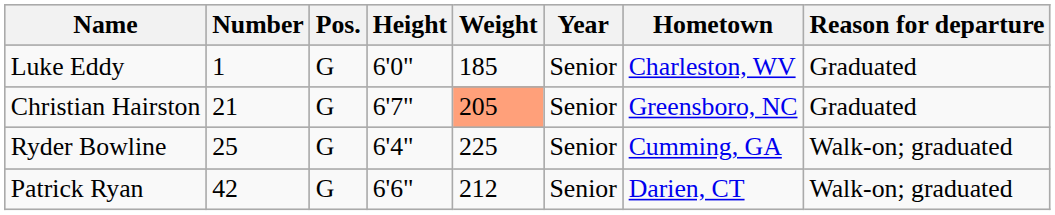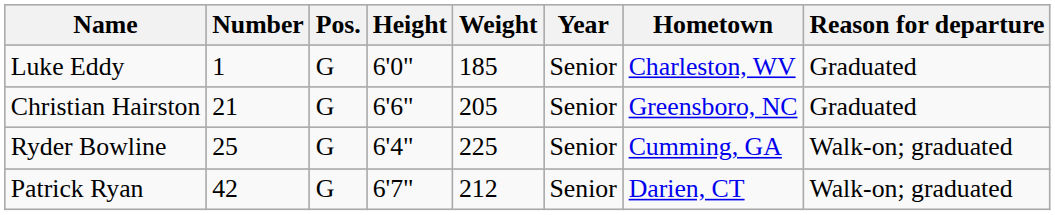(393, 106) 6'7" -> (393, 106) 6'6"
(478, 106) lightsalmon background -> (478, 106) no background
(393, 188) 6'6" -> (393, 188) 6'7"
